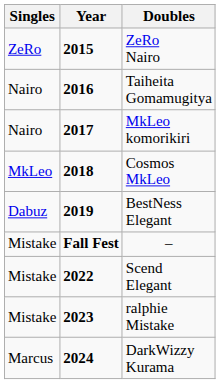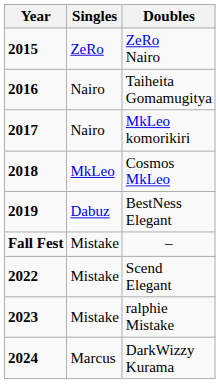columns swapped: (91, 16) <-> (32, 16)
